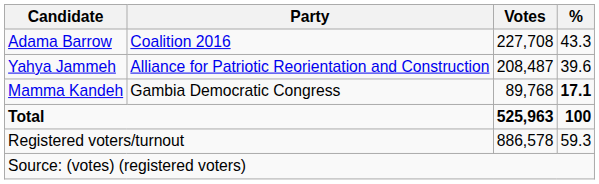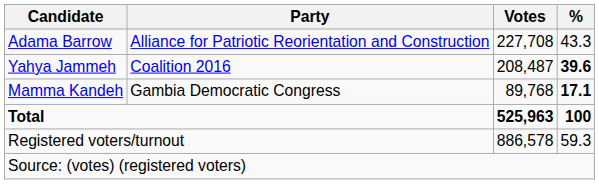(180, 41) Coalition 2016 -> (310, 41) Alliance for Patriotic Reorientation and Construction
(310, 66) Alliance for Patriotic Reorientation and Construction -> (180, 66) Coalition 2016
(576, 66) normal -> (576, 66) bold
